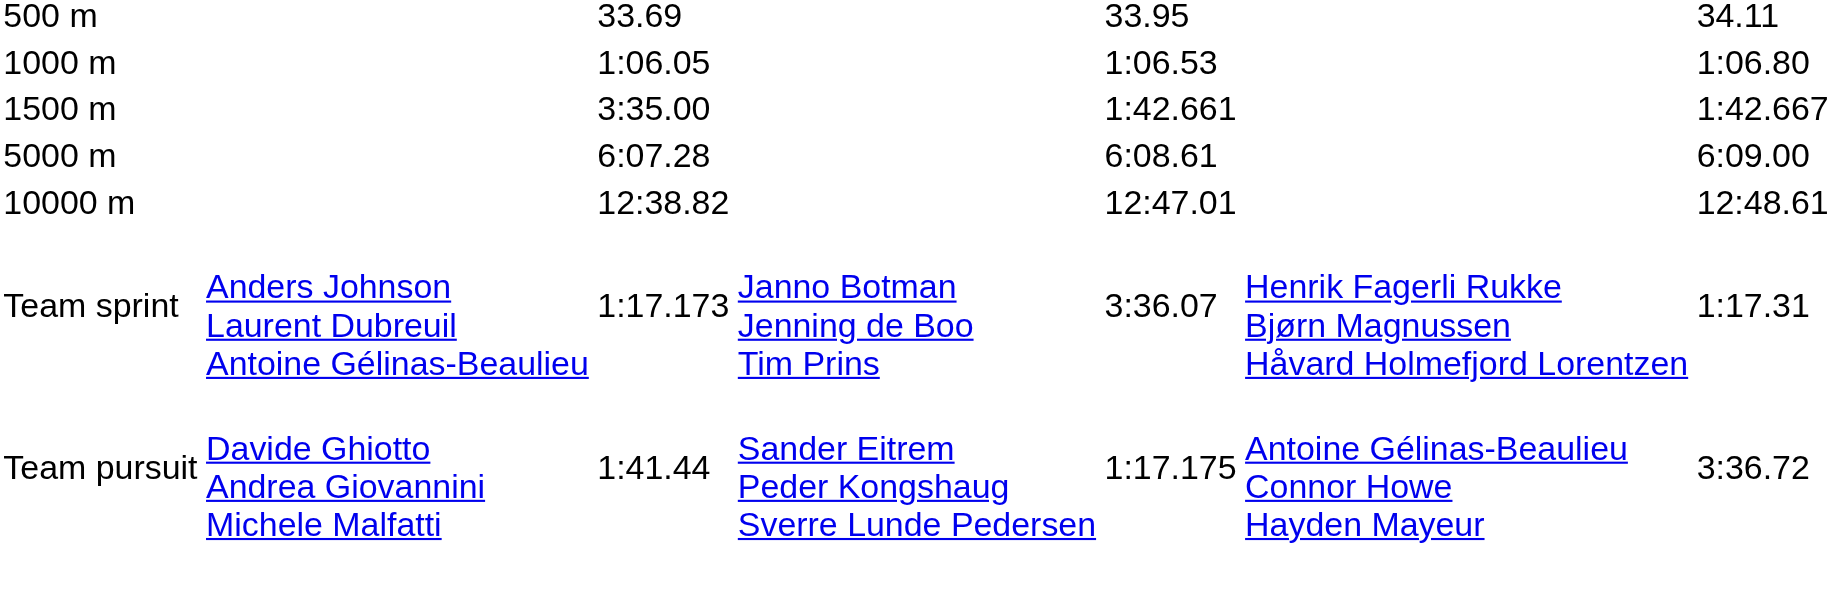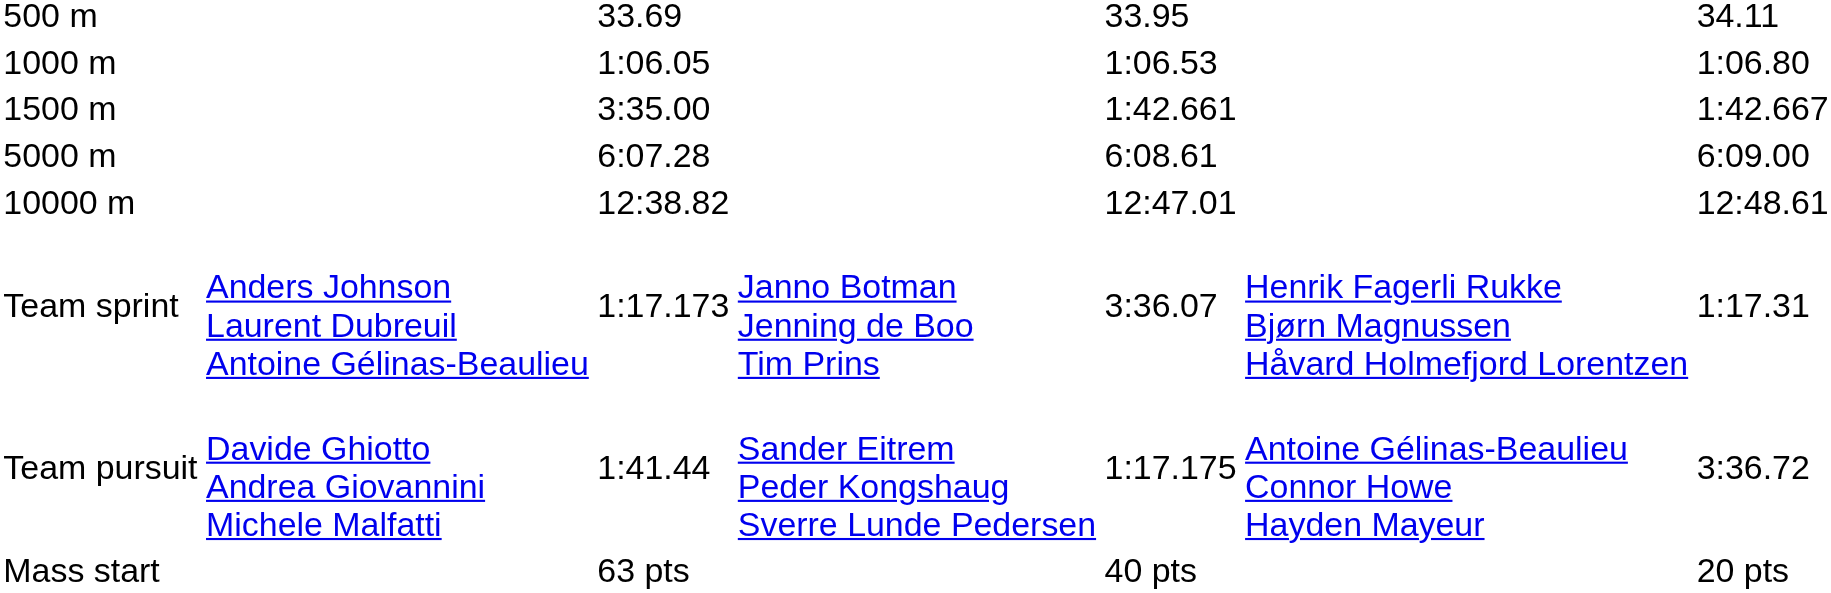+ row: (82, 571)
